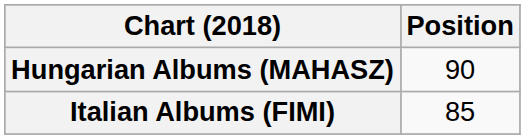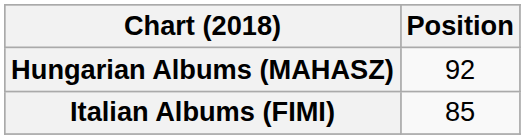(460, 69) 90 -> (460, 69) 92
